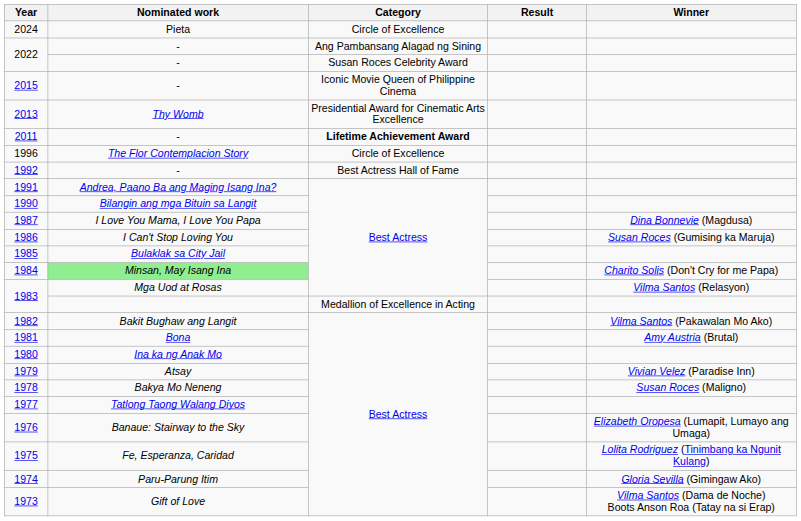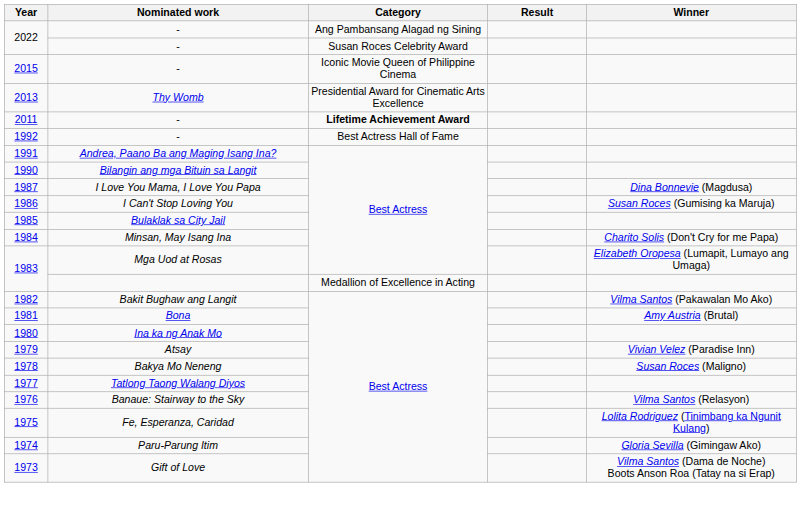- row: (26, 29)
- row: (26, 153)
(178, 271) lightgreen background -> (178, 237) no background
(691, 287) Vilma Santos (Relasyon) -> (691, 260) Elizabeth Oropesa (Lumapit, Lumayo ang Umaga)
(691, 427) Elizabeth Oropesa (Lumapit, Lumayo ang Umaga) -> (691, 400) Vilma Santos (Relasyon)
